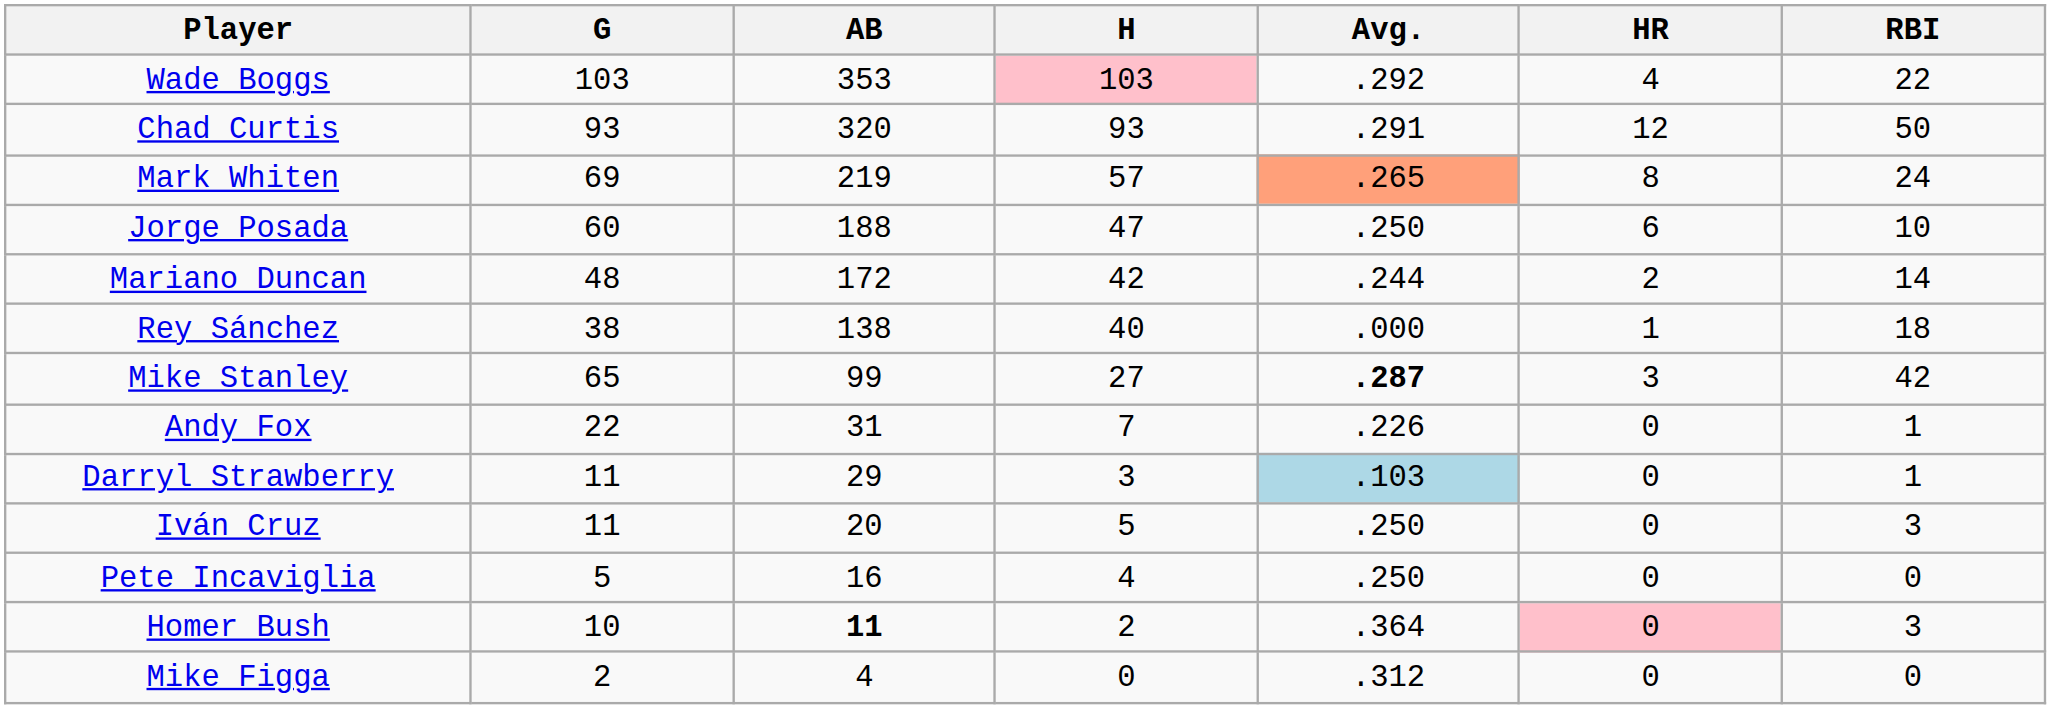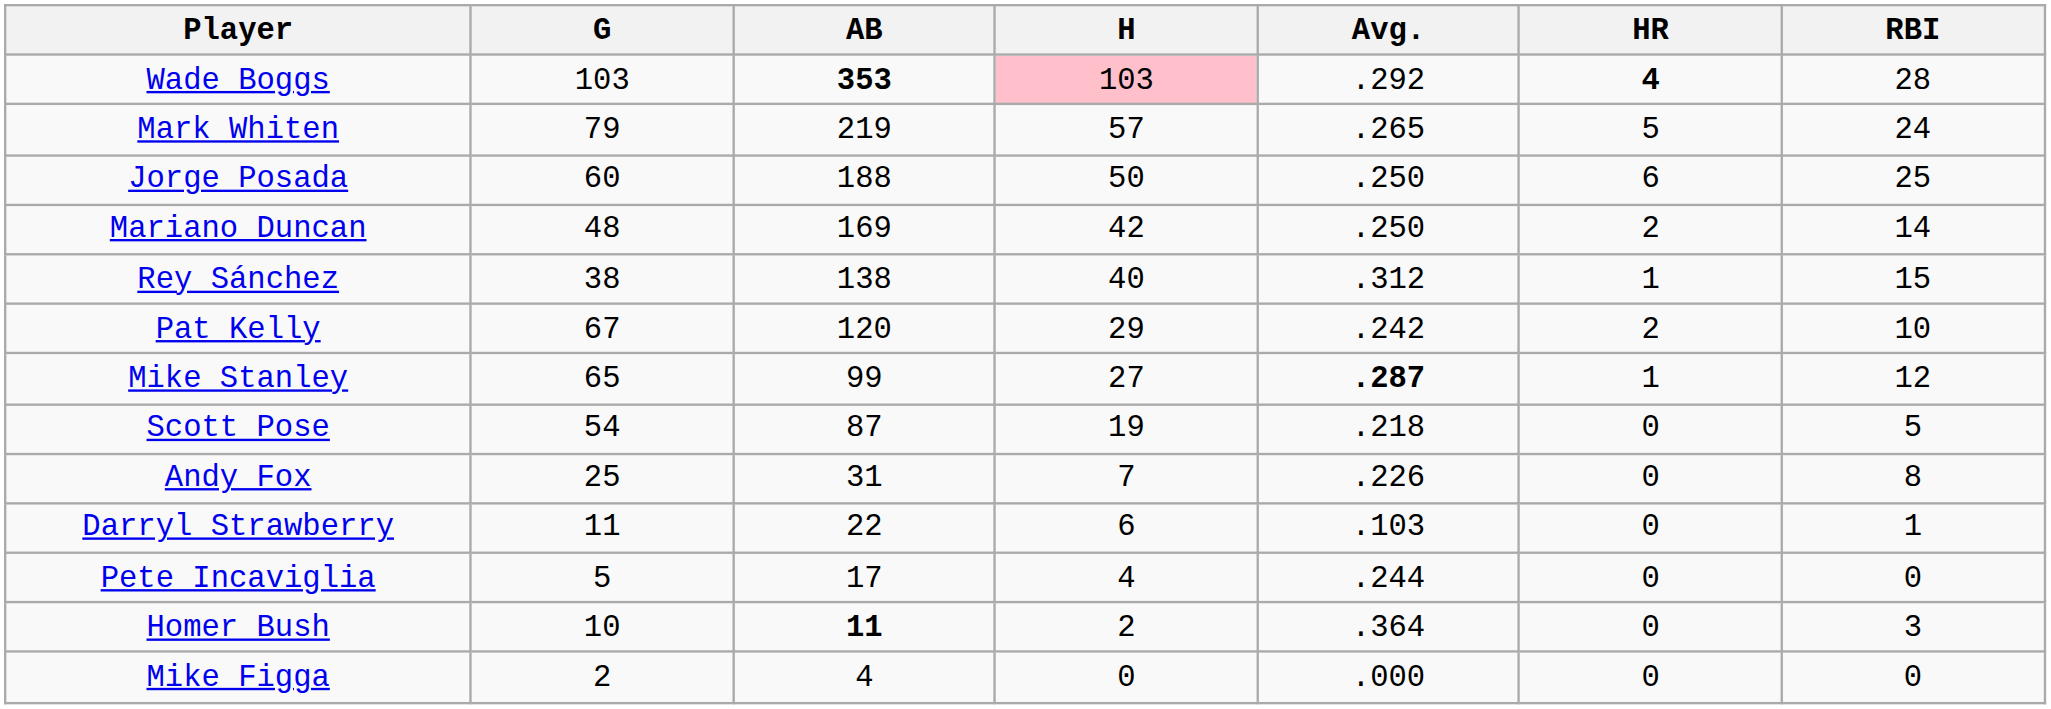(864, 80) normal -> (864, 80) bold
(1651, 80) normal -> (1651, 80) bold
(1913, 80) 22 -> (1913, 80) 28
- row: (238, 130)
(602, 179) 69 -> (602, 130) 79
(1389, 179) lightsalmon background -> (1389, 130) no background
(1651, 179) 8 -> (1651, 130) 5
(1126, 229) 47 -> (1126, 179) 50
(1913, 229) 10 -> (1913, 179) 25
(864, 279) 172 -> (864, 229) 169
(1389, 279) .244 -> (1389, 229) .250
(1389, 329) .000 -> (1389, 279) .312
(1913, 329) 18 -> (1913, 279) 15
+ row: (238, 329)
(1651, 379) 3 -> (1651, 379) 1
(1913, 379) 42 -> (1913, 379) 12
+ row: (238, 428)
(602, 428) 22 -> (602, 478) 25
(1913, 428) 1 -> (1913, 478) 8
(864, 478) 29 -> (864, 528) 22
(1126, 478) 3 -> (1126, 528) 6
(1389, 478) lightblue background -> (1389, 528) no background
- row: (238, 528)
(864, 578) 16 -> (864, 578) 17
(1389, 578) .250 -> (1389, 578) .244
(1651, 628) pink background -> (1651, 628) no background
(1389, 677) .312 -> (1389, 677) .000
